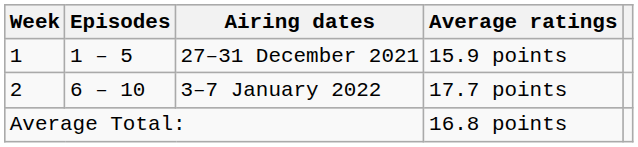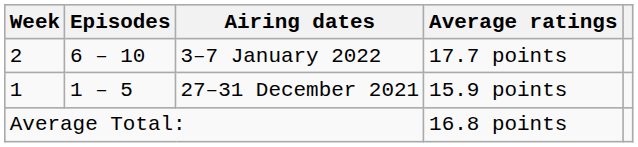rows swapped: (300, 56) <-> (281, 90)
